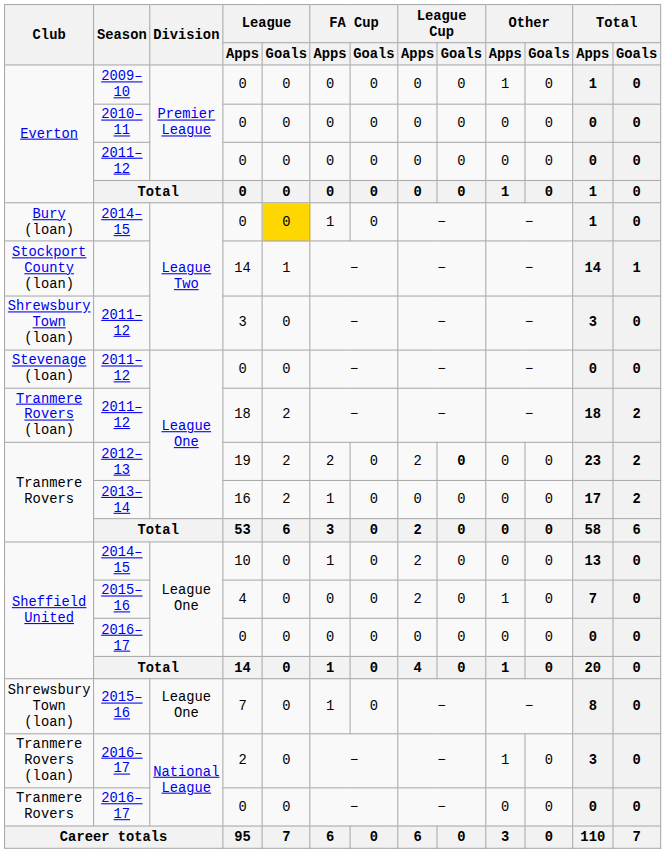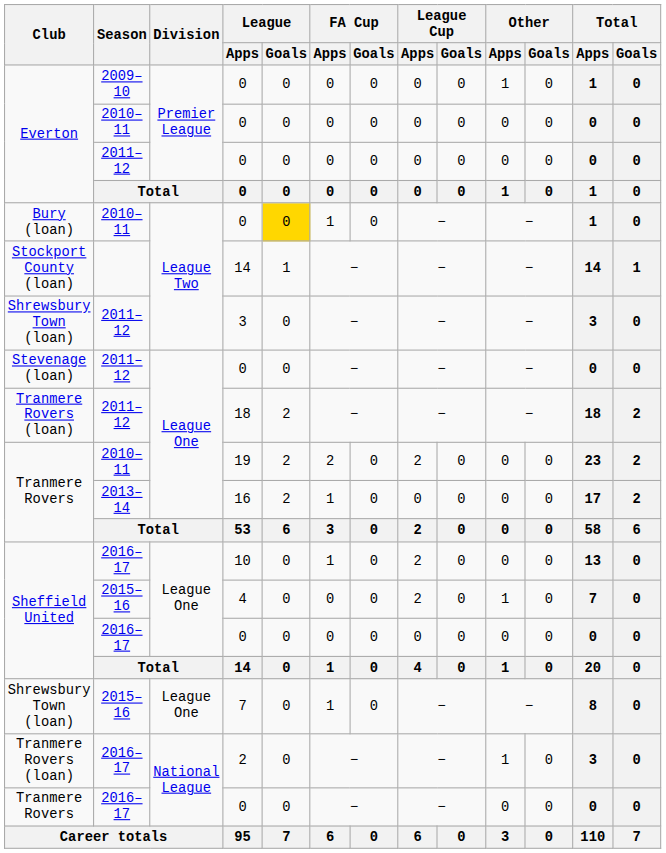(122, 222) 2014–15 -> (122, 222) 2010–11
(122, 462) 2012–13 -> (122, 462) 2010–11
(461, 462) bold -> (461, 462) normal
(122, 561) 2014–15 -> (122, 561) 2016–17
